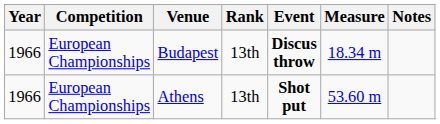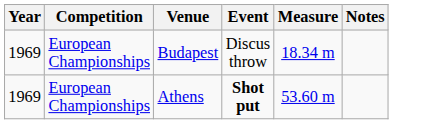- column: (245, 17)
(25, 52) 1966 -> (25, 52) 1969
(294, 52) bold -> (248, 52) normal
(25, 96) 1966 -> (25, 96) 1969
